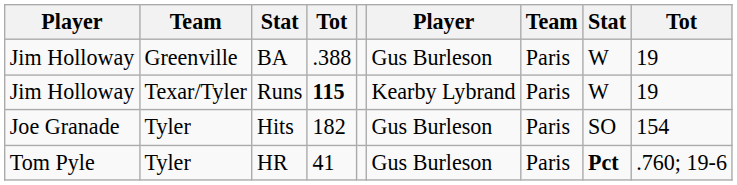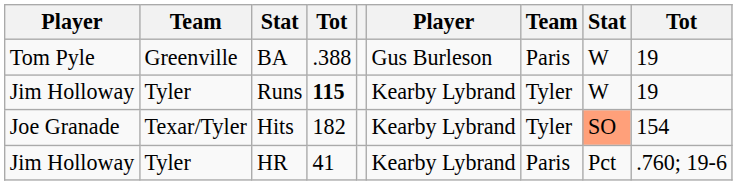(72, 57) Jim Holloway -> (52, 57) Tom Pyle
(196, 92) Texar/Tyler -> (168, 92) Tyler
(548, 92) Paris -> (549, 92) Tyler
(168, 127) Tyler -> (196, 127) Texar/Tyler
(432, 127) Gus Burleson -> (444, 127) Kearby Lybrand
(548, 127) Paris -> (549, 127) Tyler
(602, 127) no background -> (602, 127) lightsalmon background
(52, 162) Tom Pyle -> (72, 162) Jim Holloway
(432, 162) Gus Burleson -> (444, 162) Kearby Lybrand
(603, 162) bold -> (602, 162) normal
